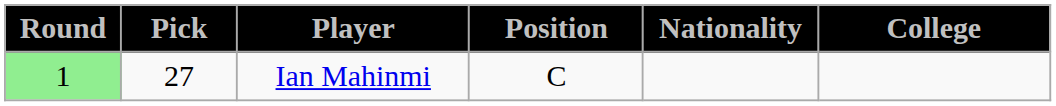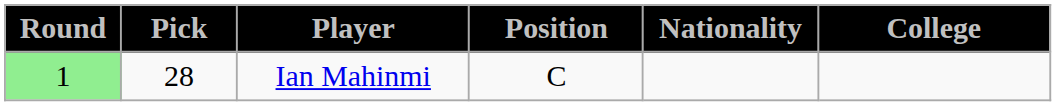(179, 75) 27 -> (179, 75) 28
